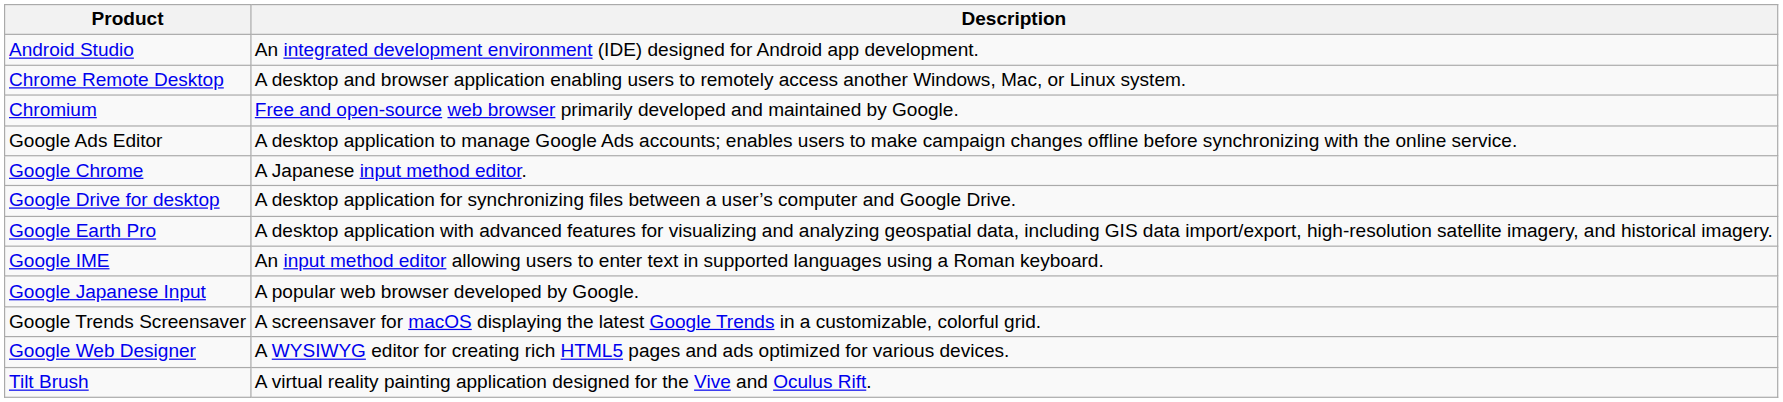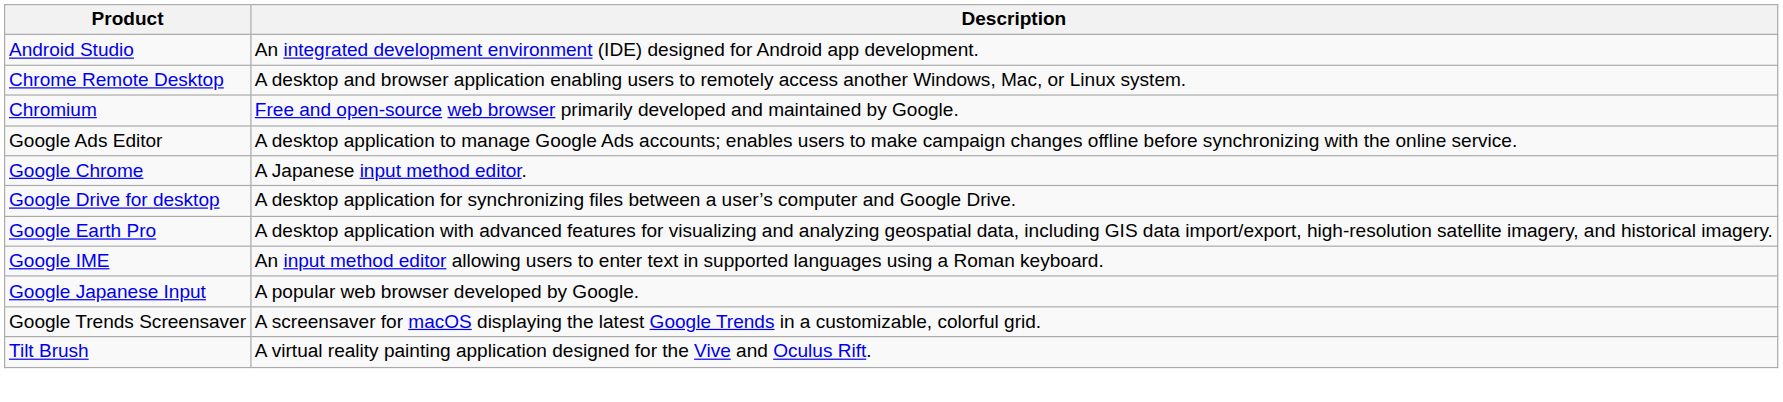- row: (102, 351)
